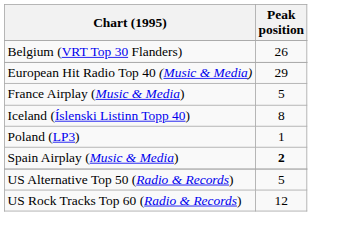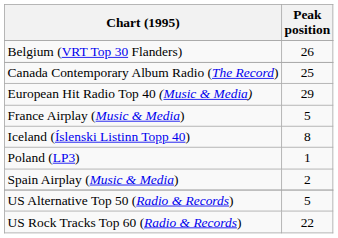+ row: (143, 72)
(281, 158) bold -> (307, 179) normal
(281, 200) 12 -> (307, 222) 22
